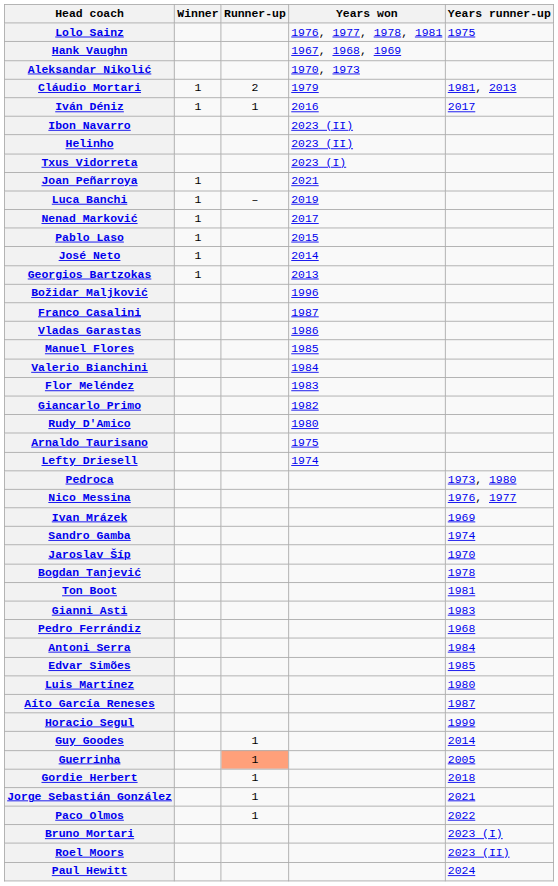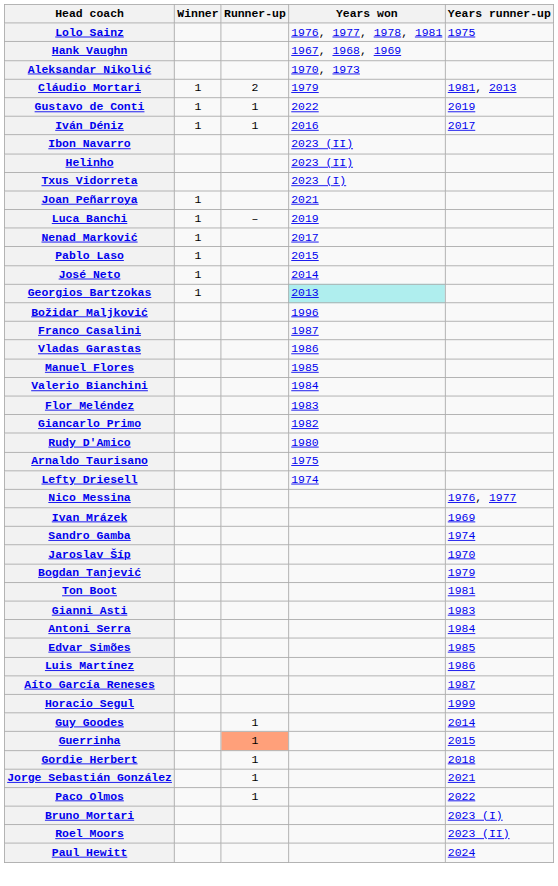+ row: (90, 107)
(305, 275) no background -> (305, 293) paleturquoise background
- row: (90, 480)
(462, 573) 1978 -> (462, 573) 1979
- row: (90, 629)
(462, 685) 1980 -> (462, 666) 1986
(462, 760) 2005 -> (462, 741) 2015
